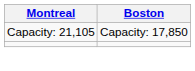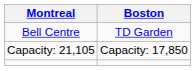+ row: (51, 32)
